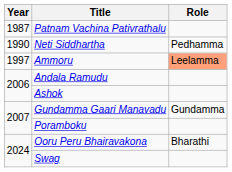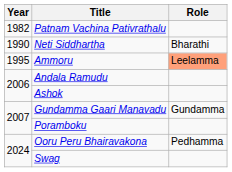(18, 28) 1987 -> (18, 28) 1982
(197, 45) Pedhamma -> (190, 45) Bharathi
(18, 61) 1997 -> (18, 61) 1995
(190, 142) Bharathi -> (197, 142) Pedhamma
